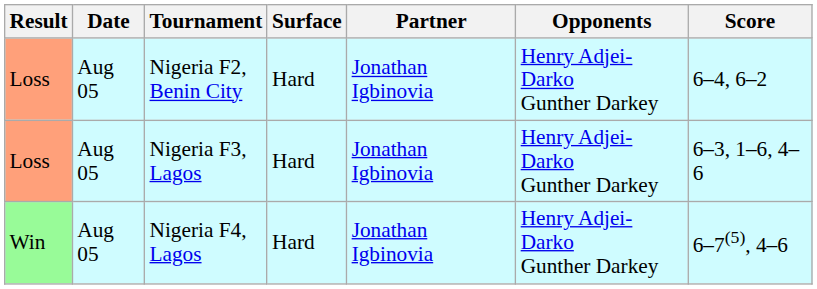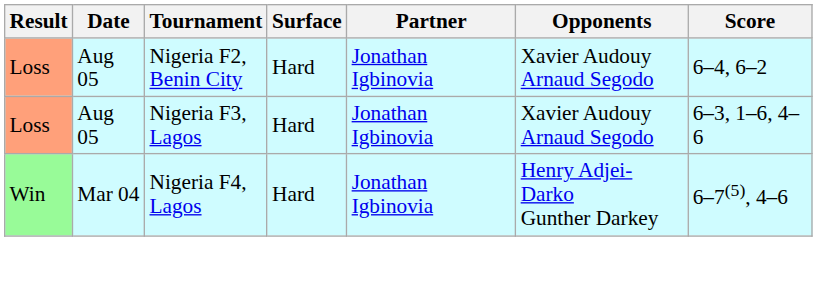(590, 79) Henry Adjei-Darko Gunther Darkey -> (587, 67) Xavier Audouy Arnaud Segodo
(590, 160) Henry Adjei-Darko Gunther Darkey -> (587, 124) Xavier Audouy Arnaud Segodo
(96, 242) Aug 05 -> (108, 194) Mar 04
